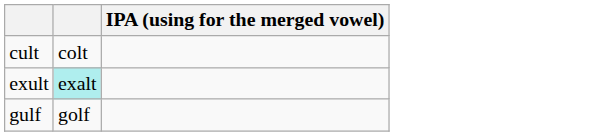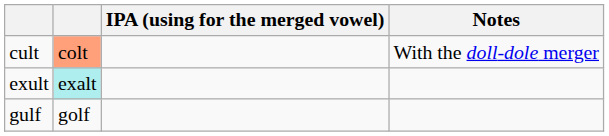+ column: (496, 20)
(73, 51) no background -> (73, 51) lightsalmon background
